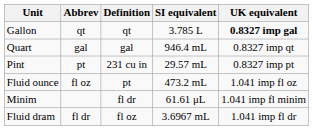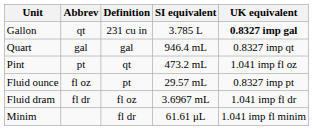(127, 30) qt -> (127, 30) 231 cu in
(127, 64) 231 cu in -> (127, 64) qt
(186, 64) 29.57 mL -> (186, 64) 473.2 mL
(264, 64) 0.8327 imp pt -> (264, 64) 1.041 imp fl oz
(186, 82) 473.2 mL -> (186, 82) 29.57 mL
(264, 82) 1.041 imp fl oz -> (264, 82) 0.8327 imp pt
rows swapped: (31, 116) <-> (22, 99)
